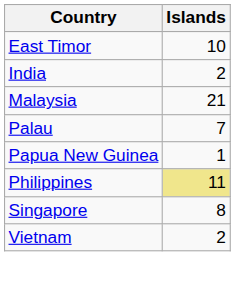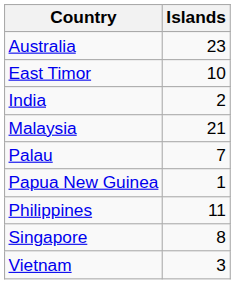+ row: (42, 45)
(217, 182) khaki background -> (217, 210) no background
(221, 237) 2 -> (221, 264) 3
